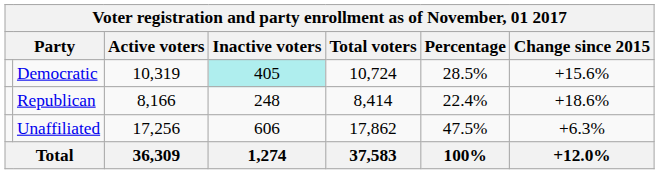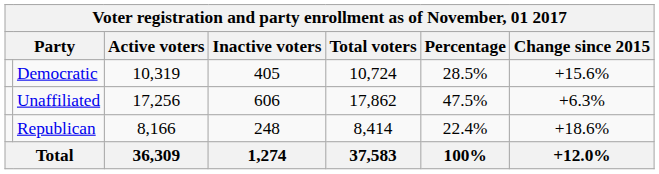(267, 73) paleturquoise background -> (267, 73) no background
rows swapped: (56, 100) <-> (59, 127)
